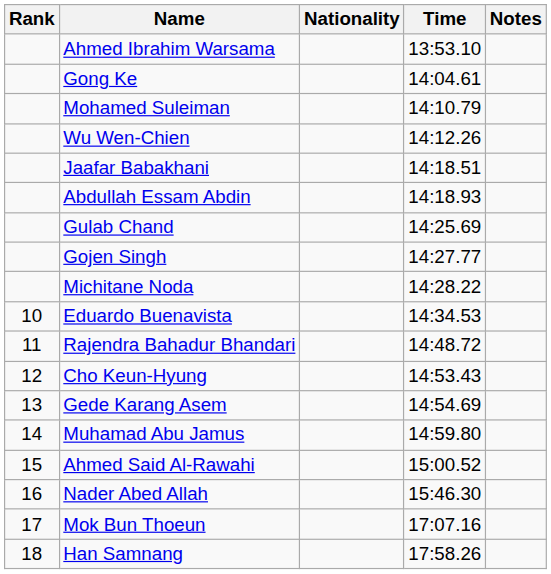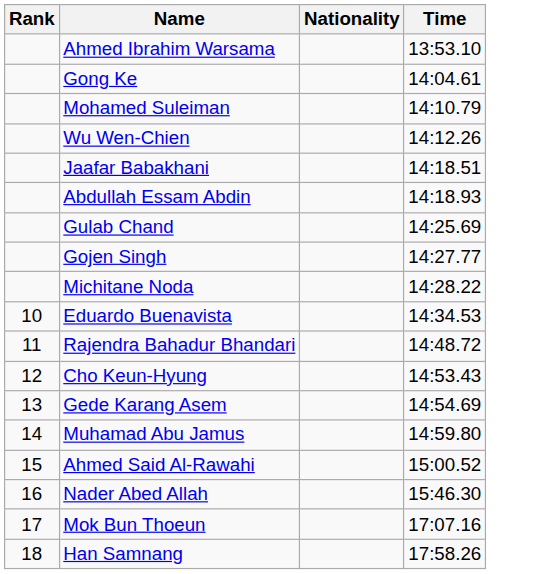- column: (516, 19)
